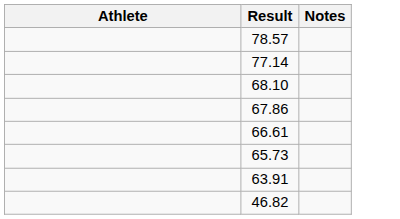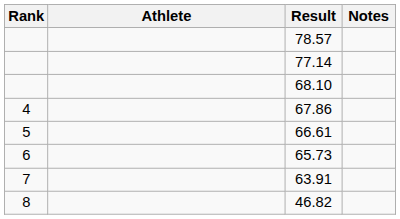+ column: (26, 16)
